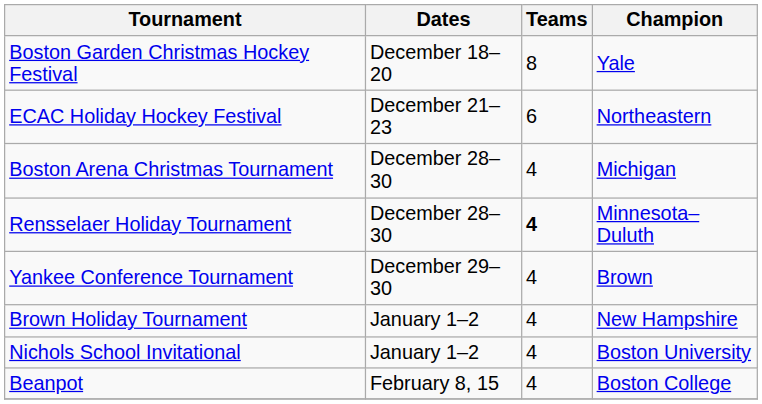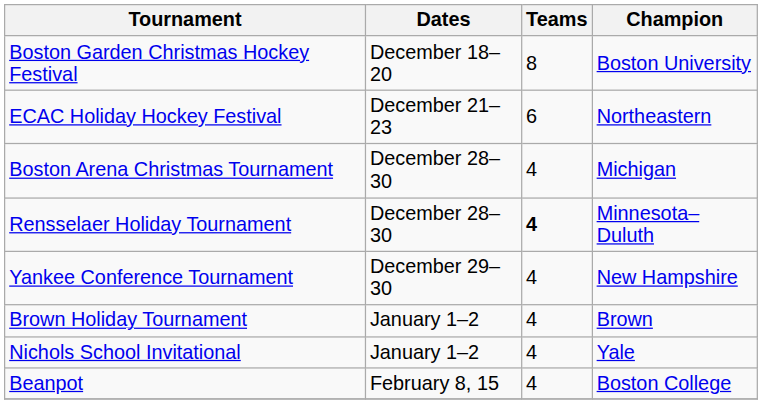(616, 62) Yale -> (674, 62) Boston University
(625, 277) Brown -> (667, 277) New Hampshire
(667, 320) New Hampshire -> (625, 320) Brown
(674, 352) Boston University -> (616, 352) Yale
